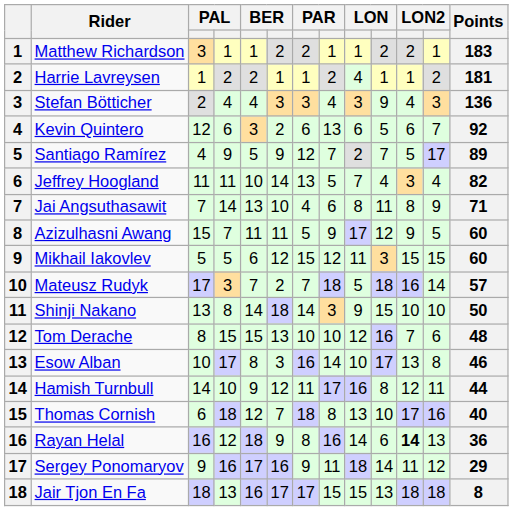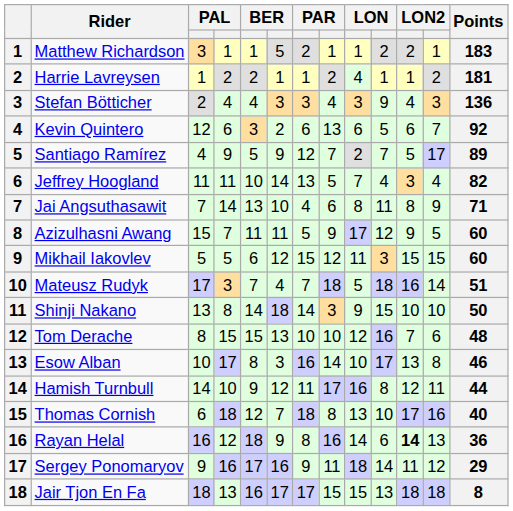(280, 51) 2 -> (280, 51) 5
(280, 284) 2 -> (280, 284) 4
(478, 284) 57 -> (478, 284) 51
